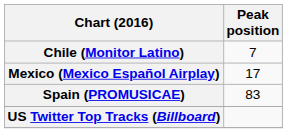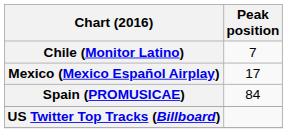(253, 95) 83 -> (253, 95) 84
